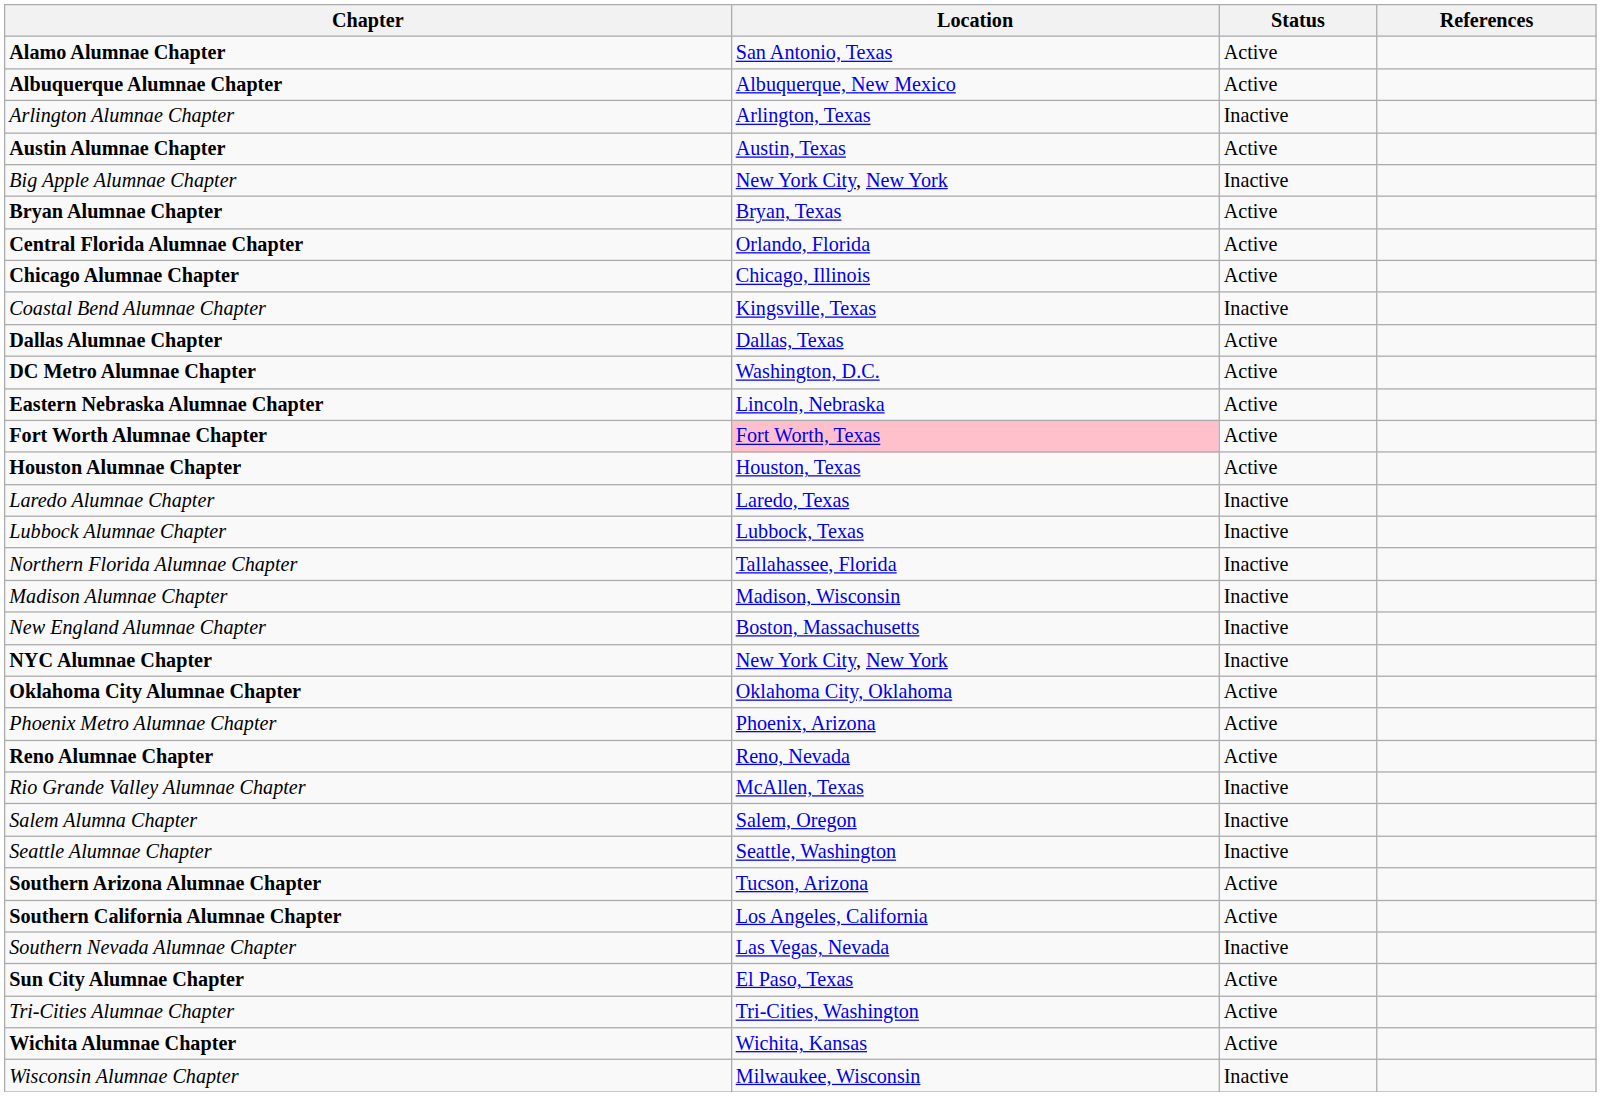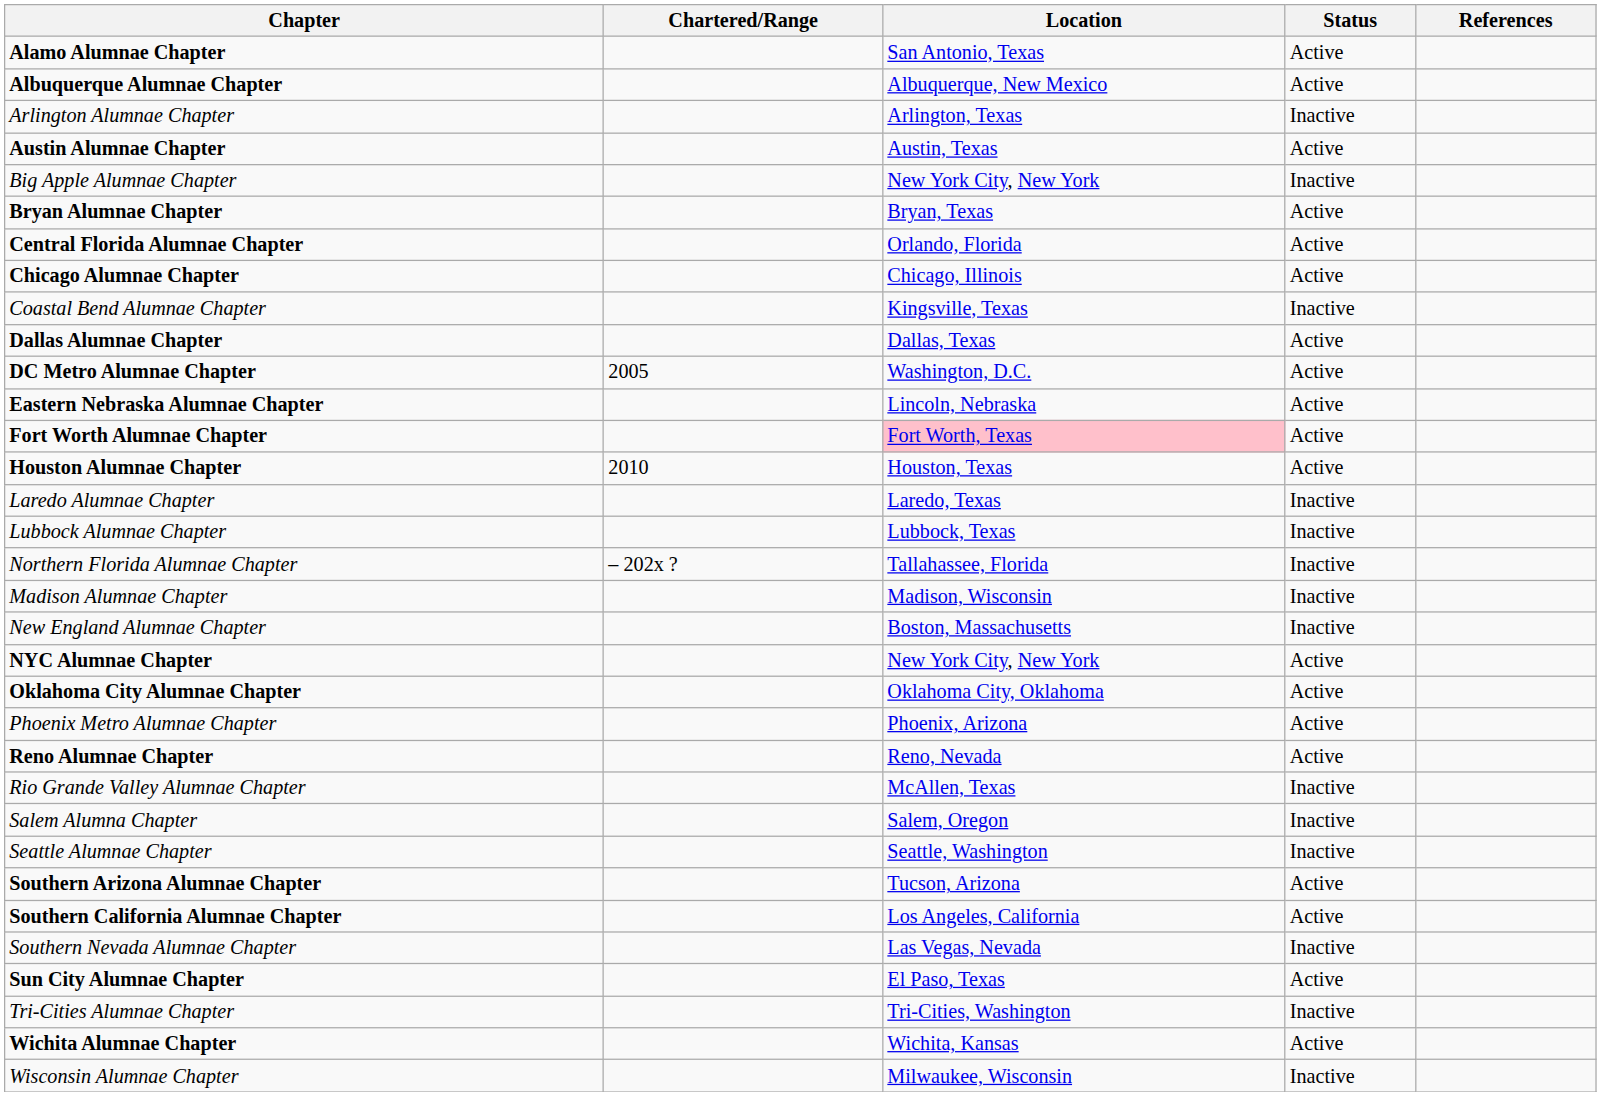+ column: (743, 20)
(1256, 659) Inactive -> (1317, 659) Active
(1251, 1011) Active -> (1322, 1011) Inactive
